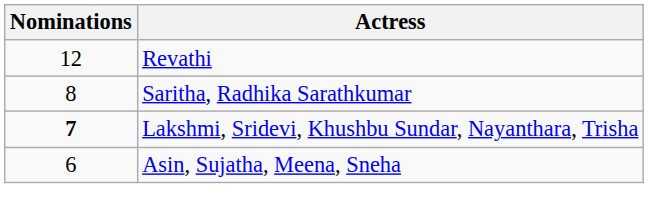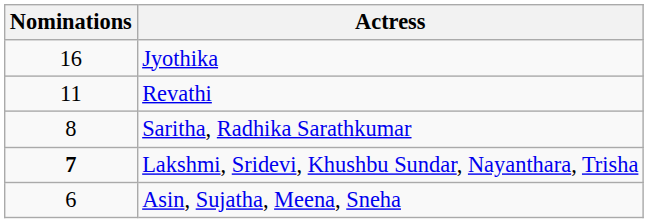+ row: (180, 57)
(71, 57) 12 -> (71, 93) 11
